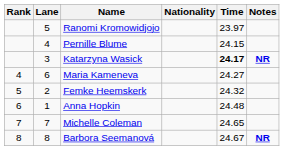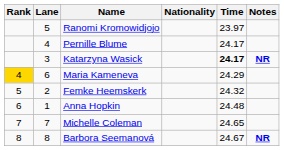(232, 43) 24.15 -> (232, 43) 24.17
(19, 75) no background -> (19, 75) gold background
(232, 75) 24.27 -> (232, 75) 24.29
